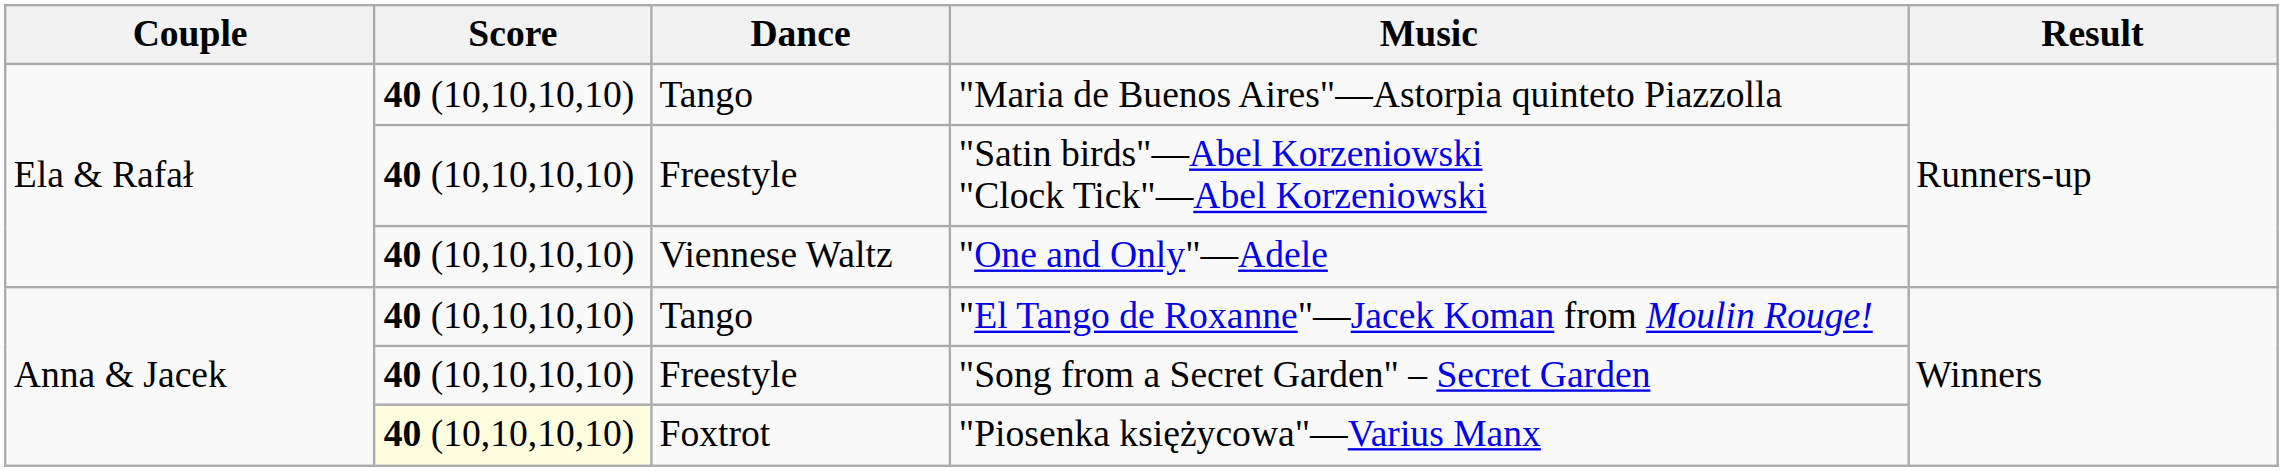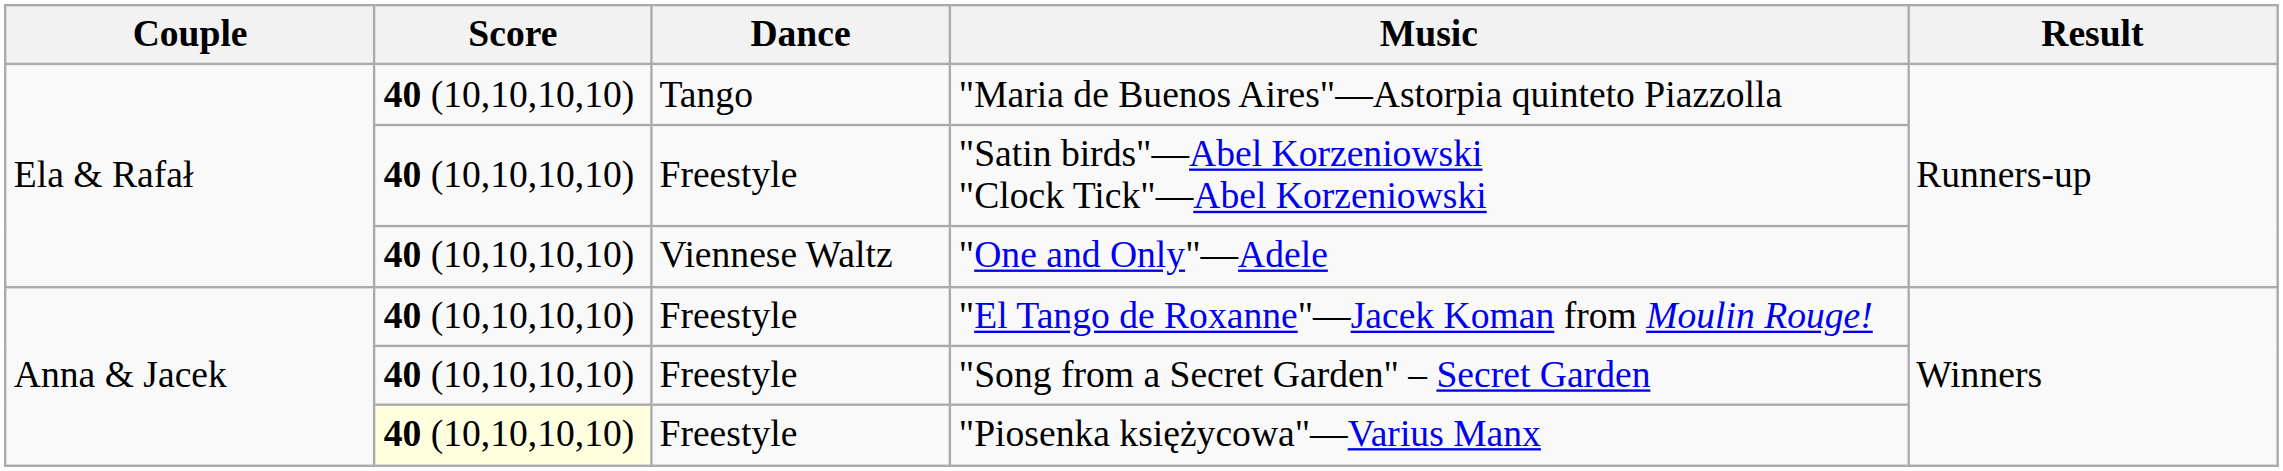(706, 315) Tango -> (728, 315) Freestyle
(715, 434) Foxtrot -> (728, 434) Freestyle
